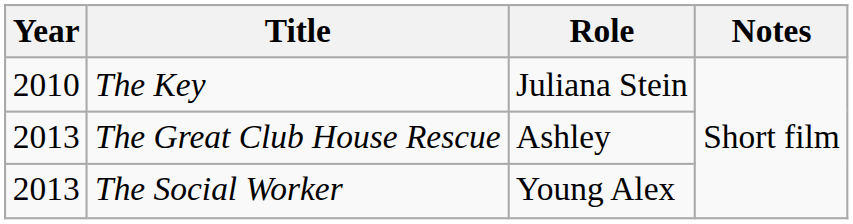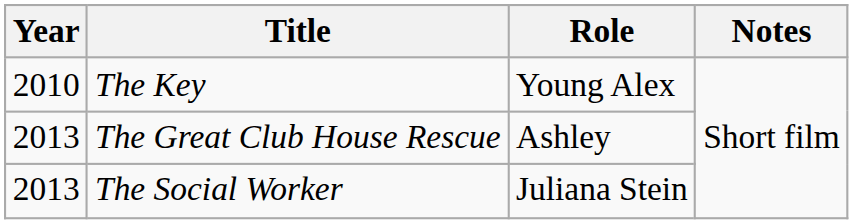(602, 84) Juliana Stein -> (596, 84) Young Alex
(596, 190) Young Alex -> (602, 190) Juliana Stein
